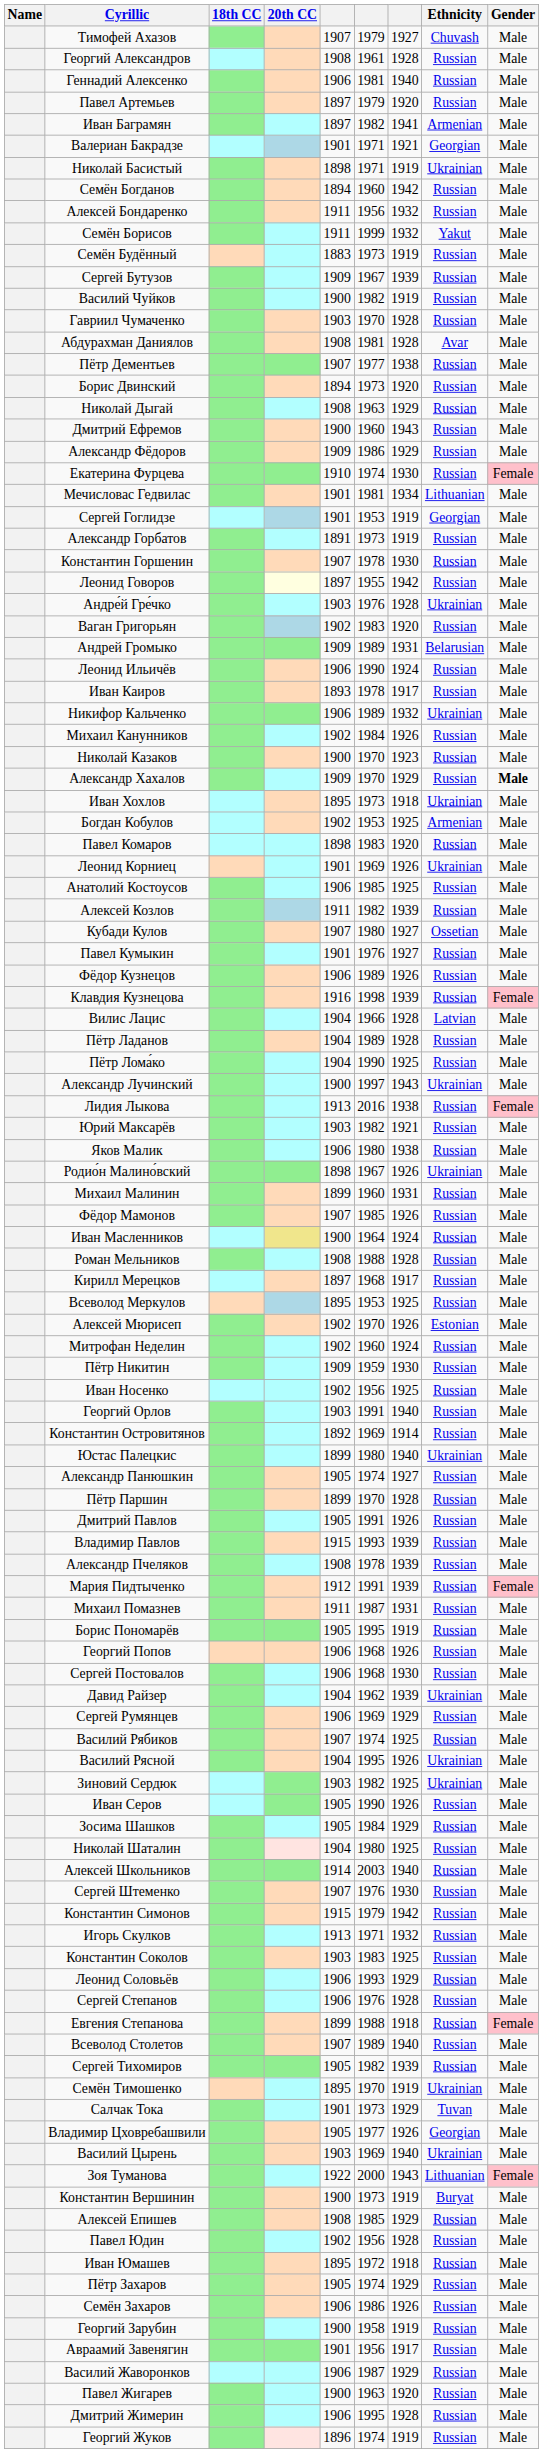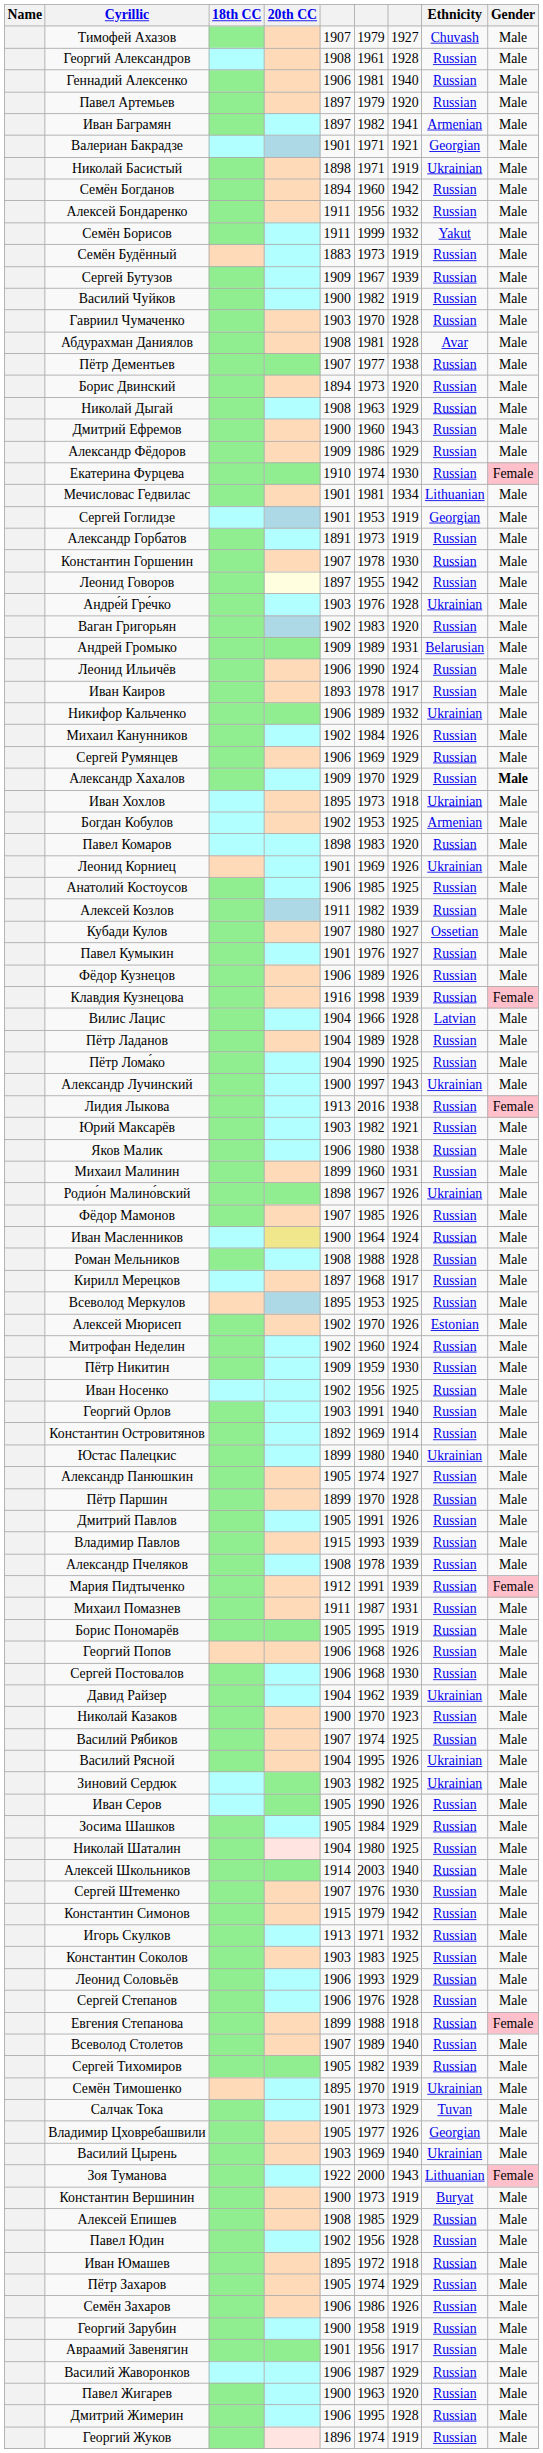rows swapped: (127, 757) <-> (127, 1717)
rows swapped: (127, 1193) <-> (127, 1172)
